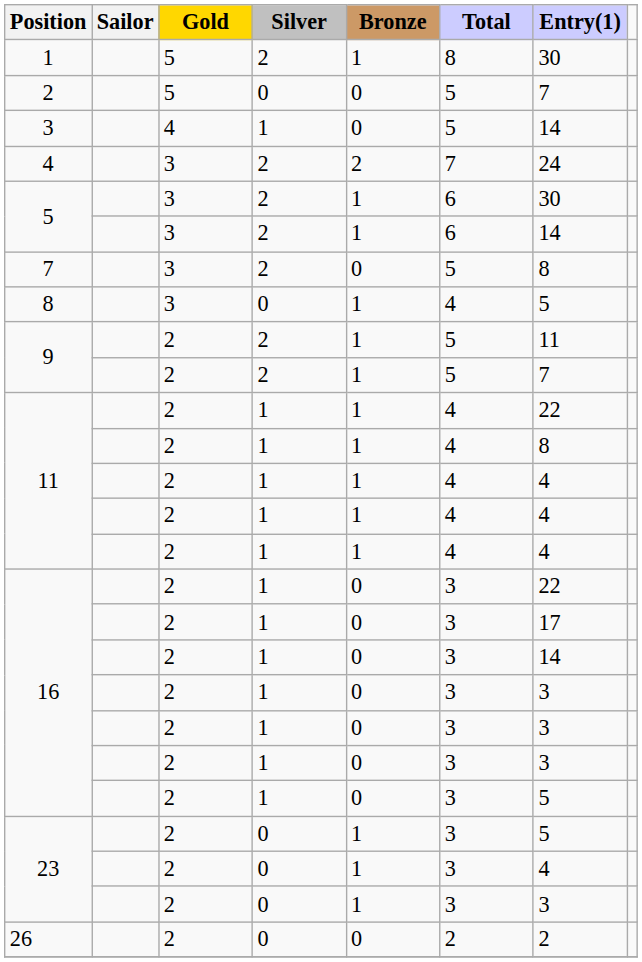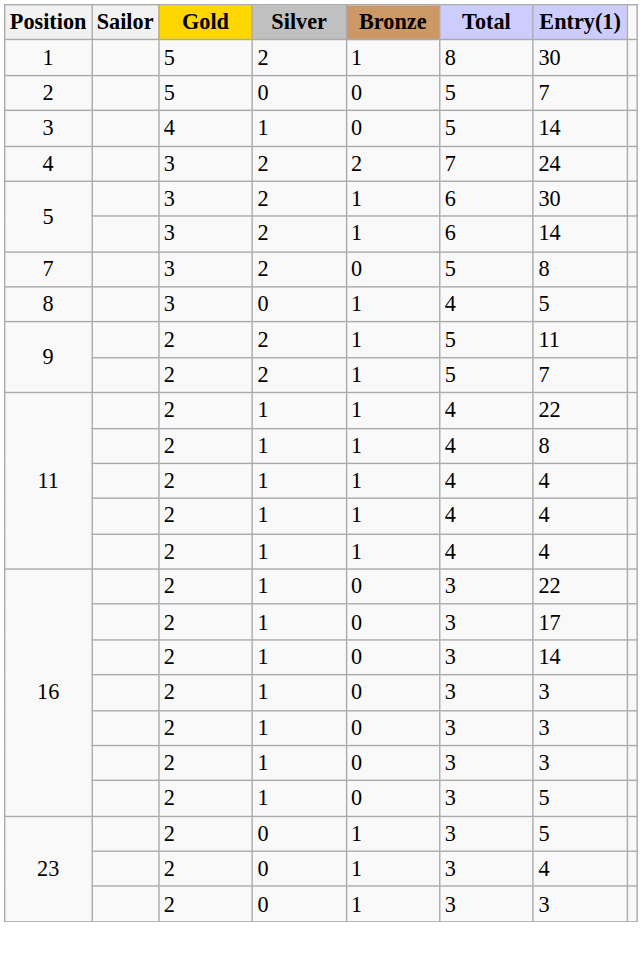- row: (21, 939)
